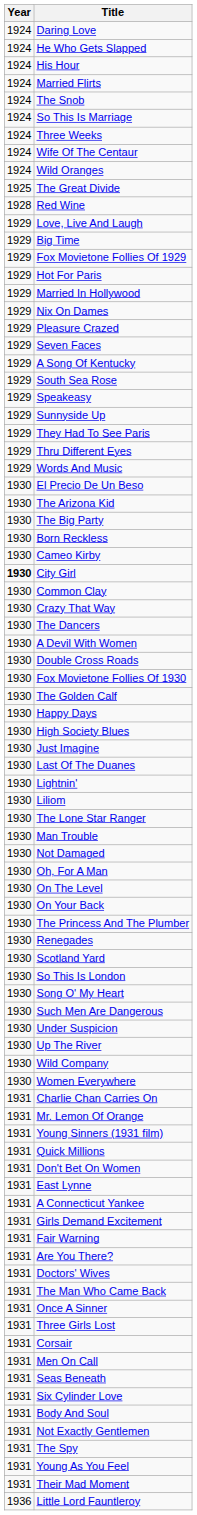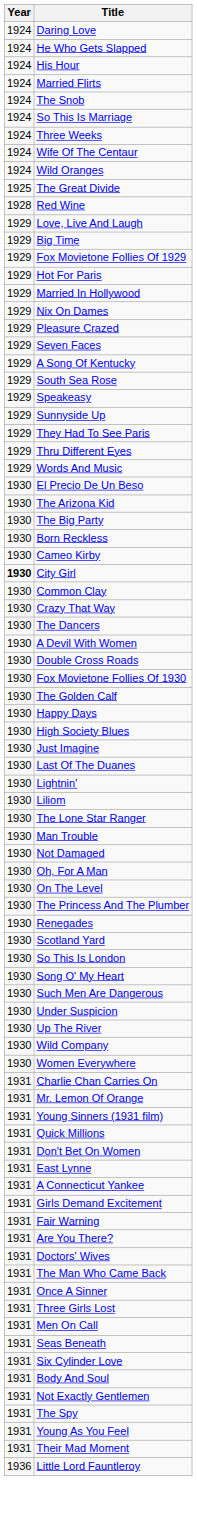- row: (70, 906)
- row: (54, 1343)
